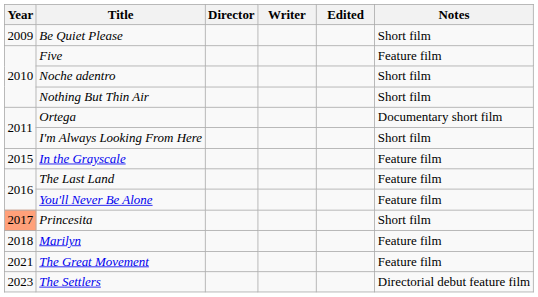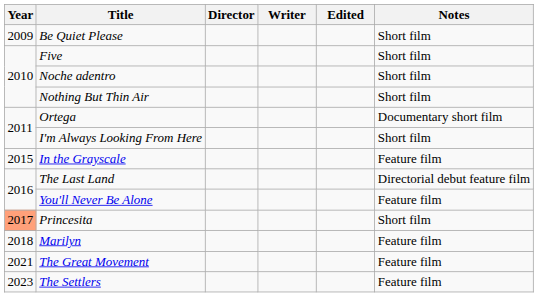(410, 55) Feature film -> (404, 55) Short film
(410, 179) Feature film -> (454, 179) Directorial debut feature film
(454, 281) Directorial debut feature film -> (410, 281) Feature film
